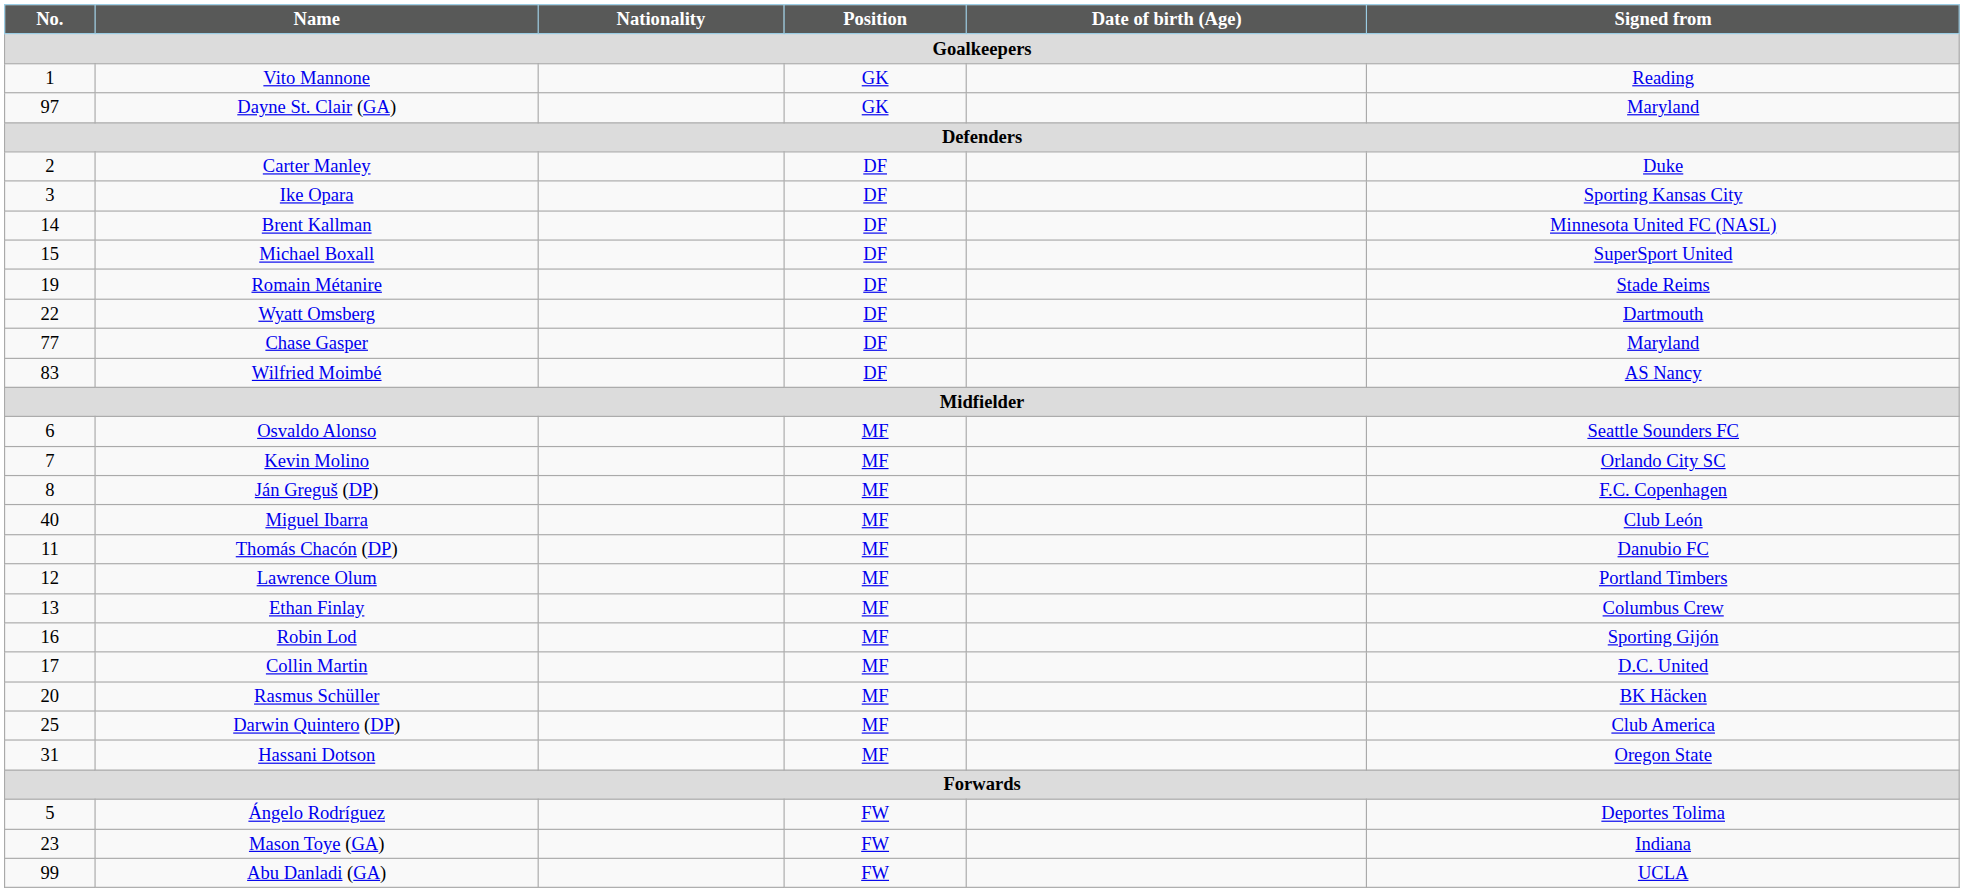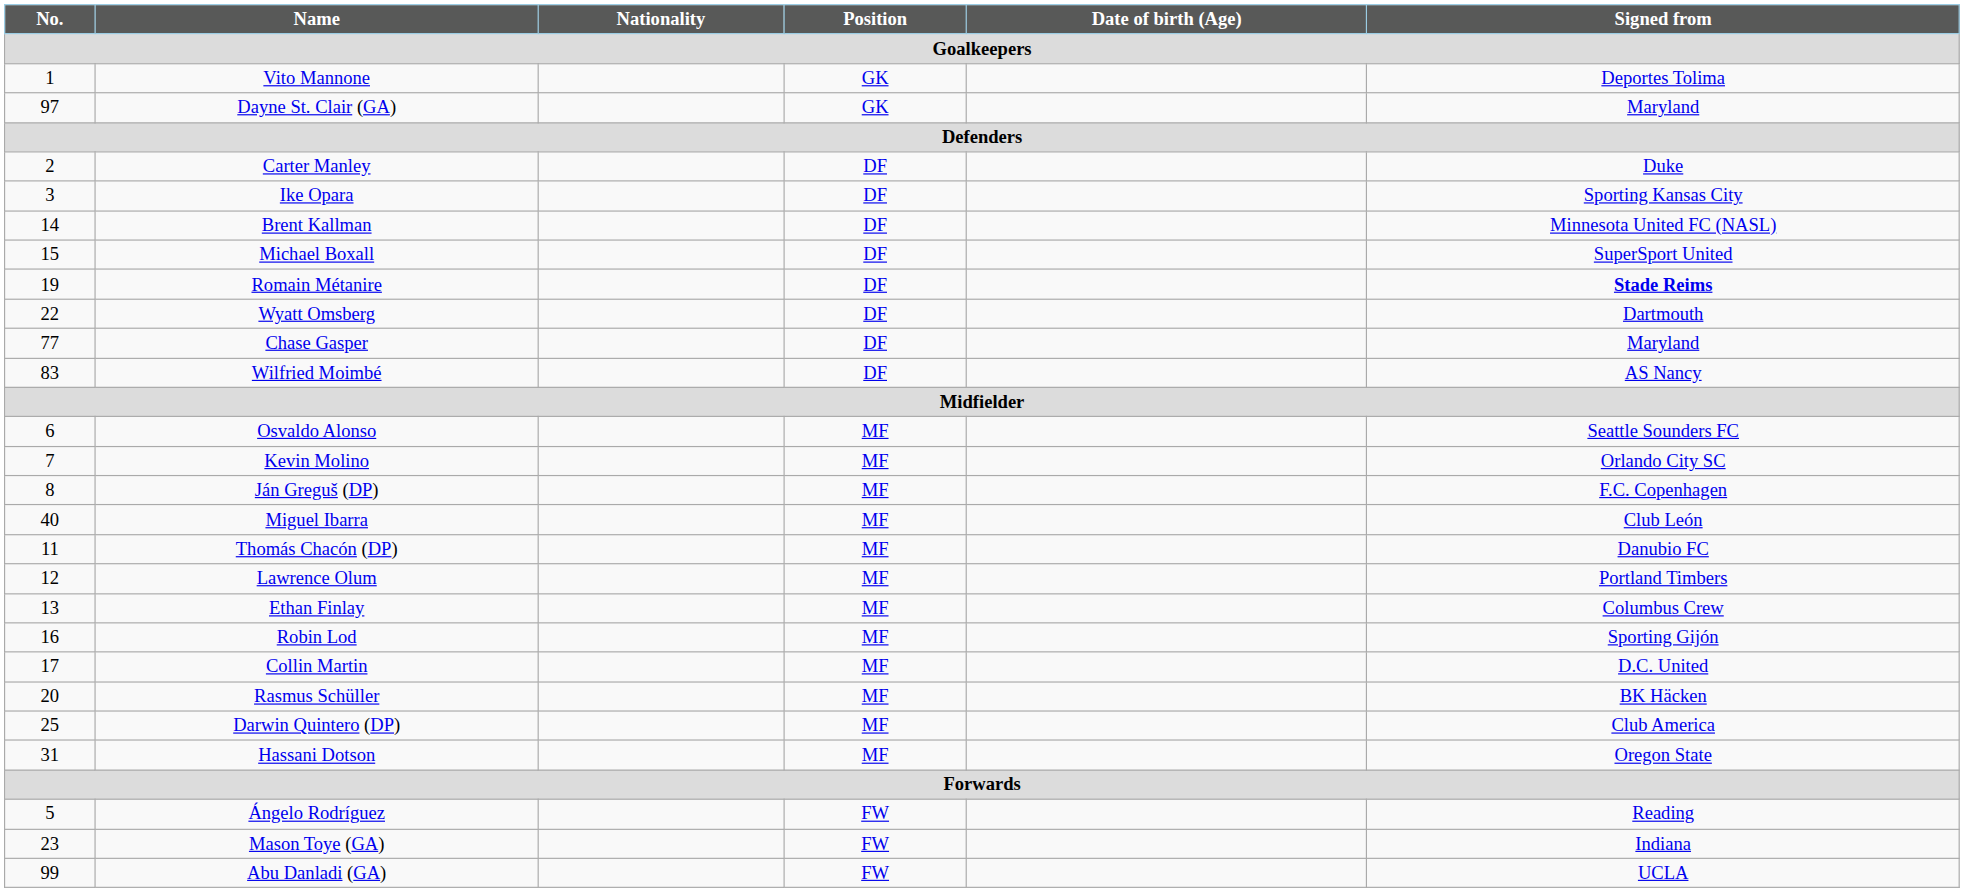(1663, 78) Reading -> (1663, 78) Deportes Tolima
(1663, 284) normal -> (1663, 284) bold
(1663, 813) Deportes Tolima -> (1663, 813) Reading
